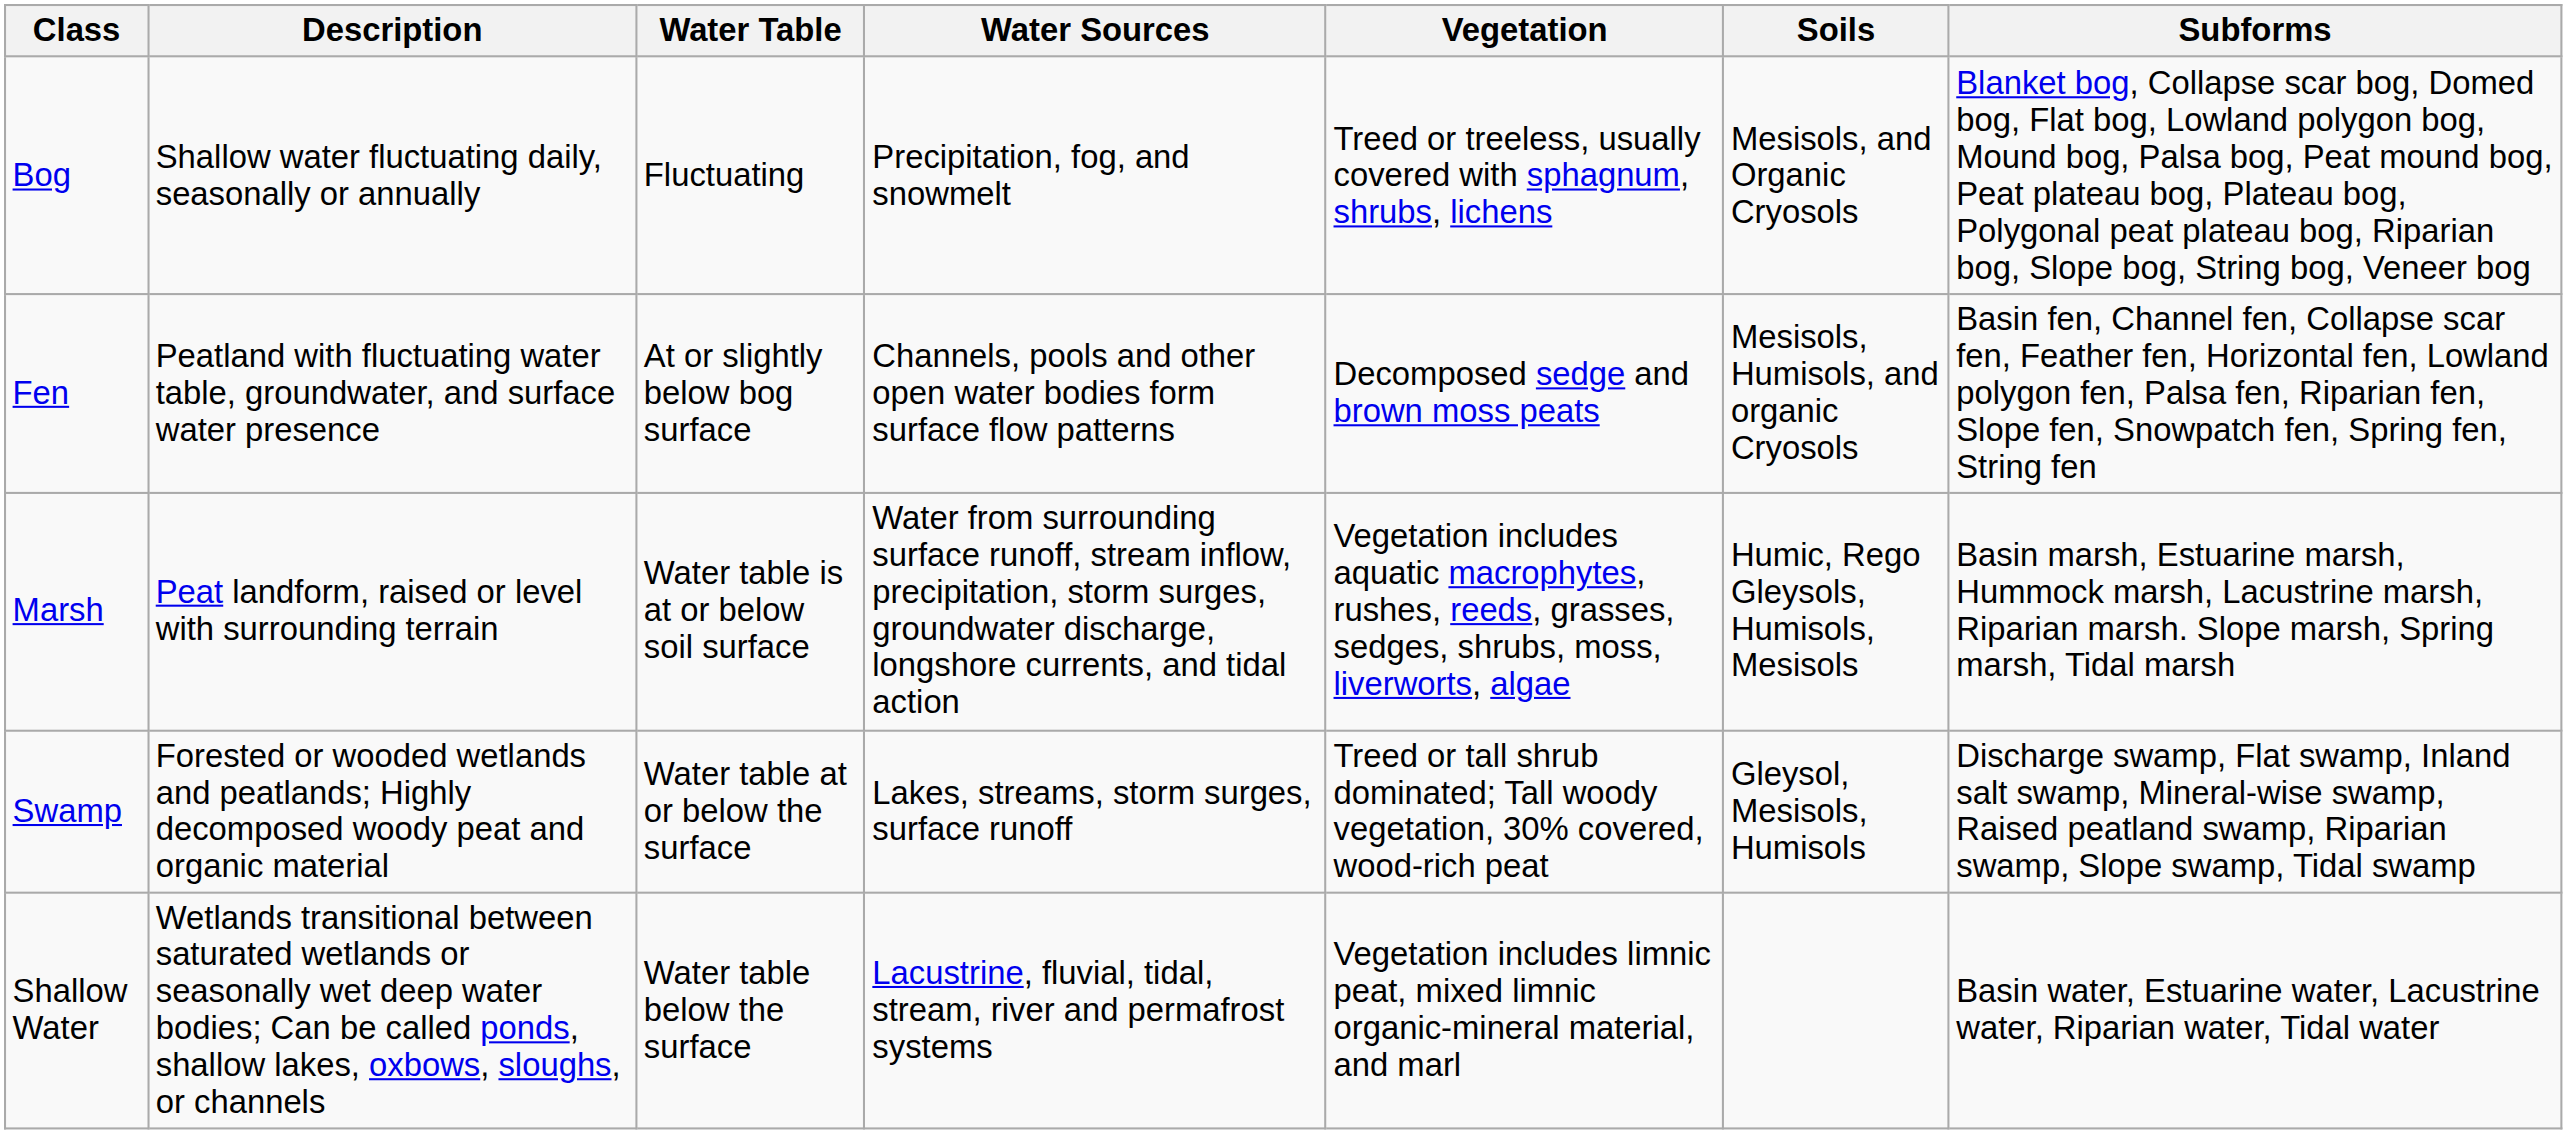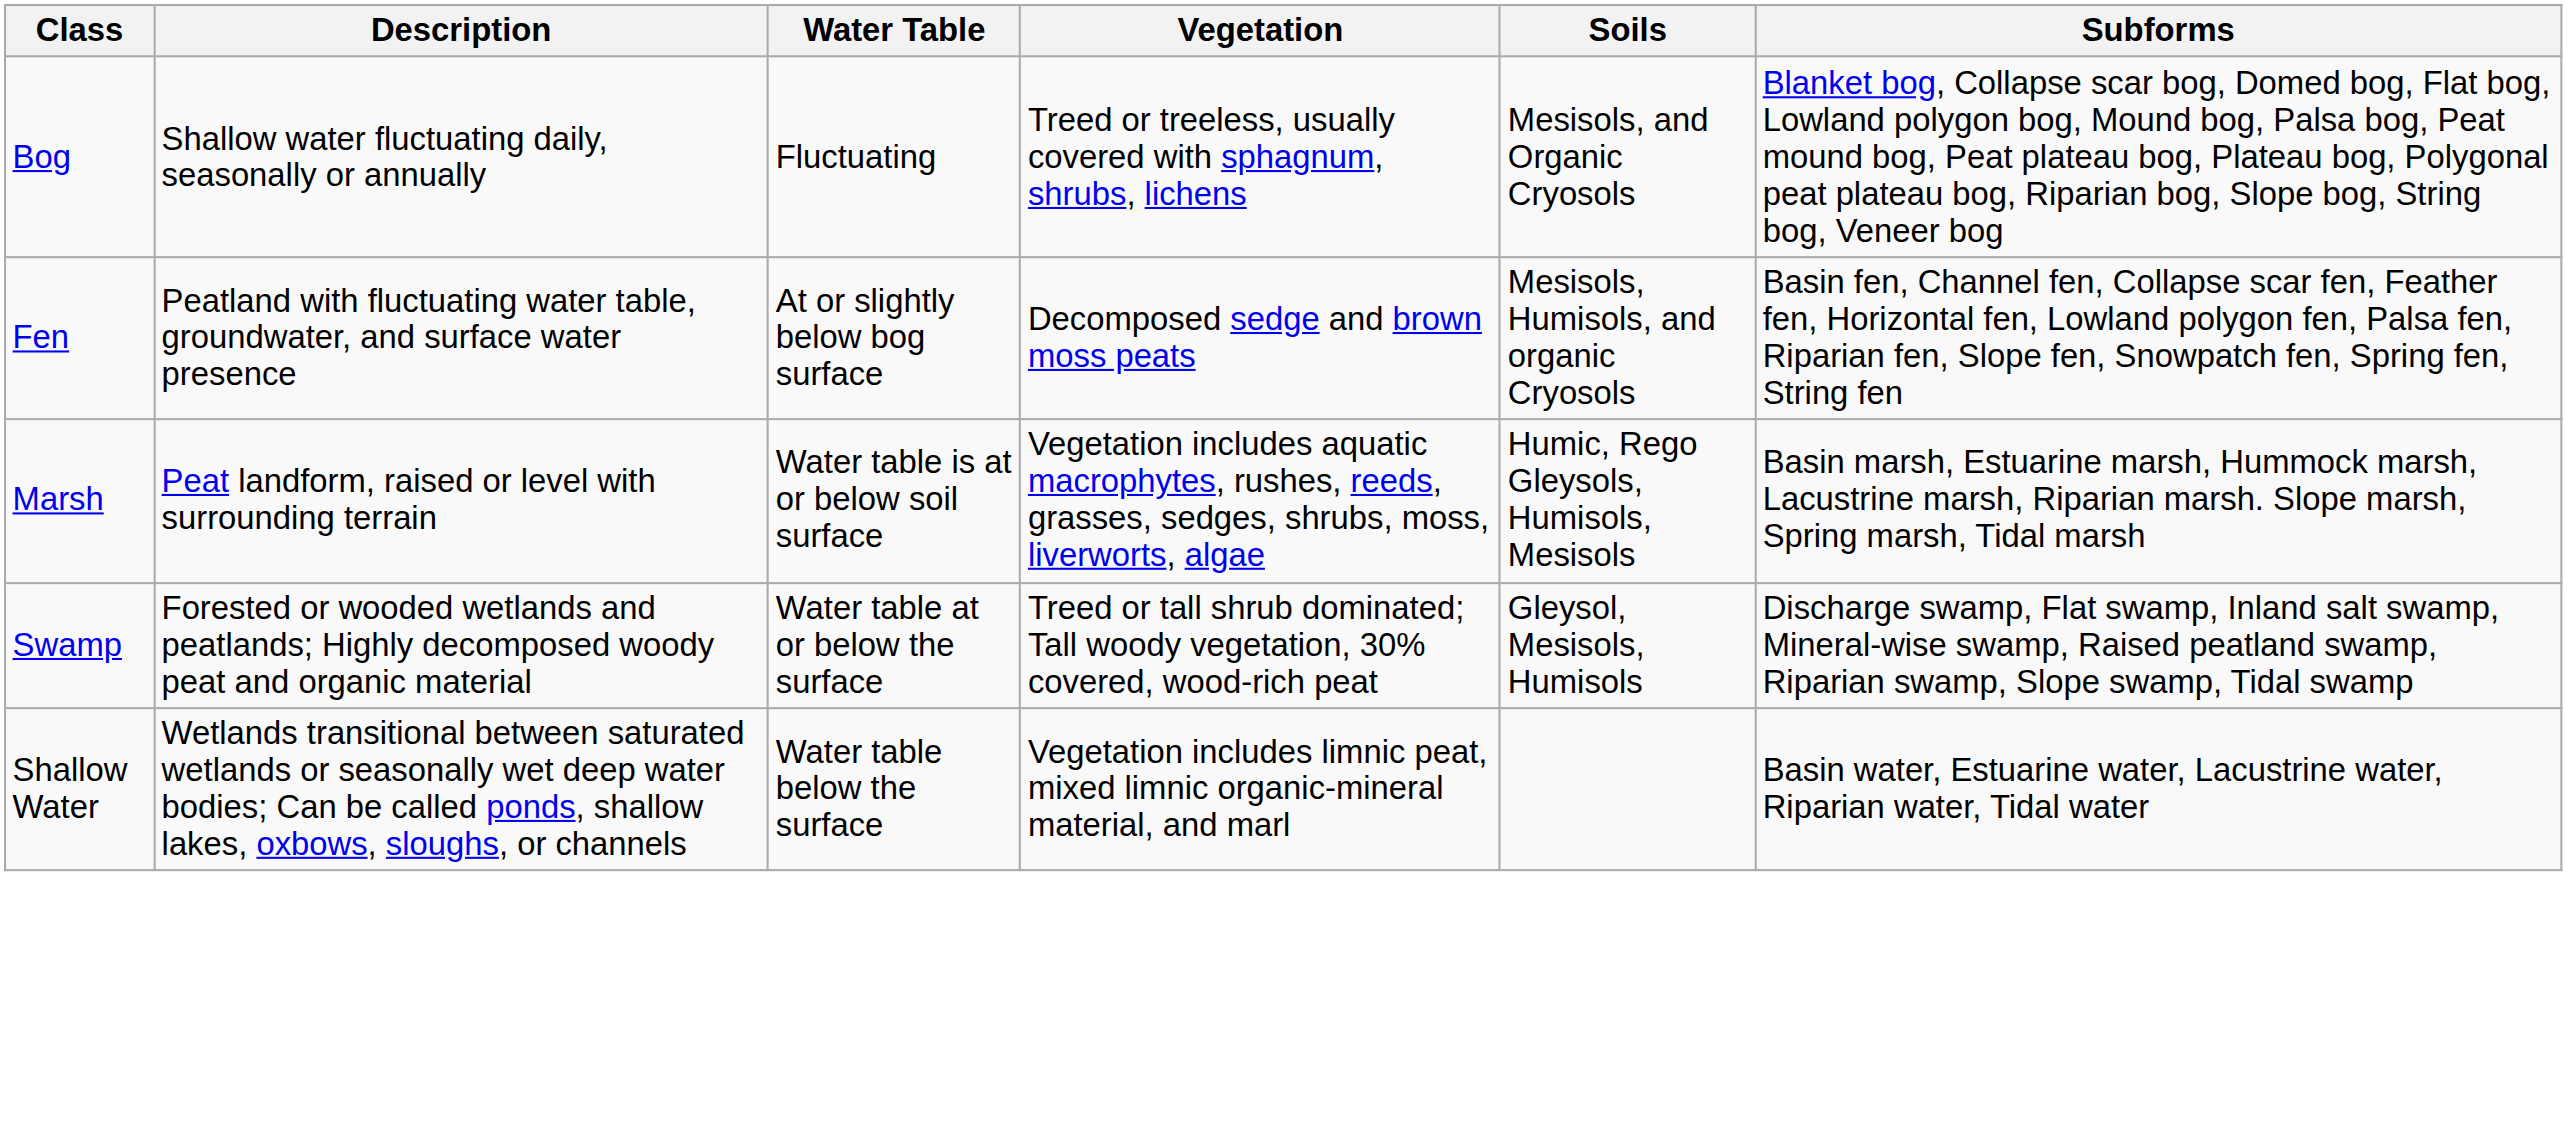- column: (1095, 30)
